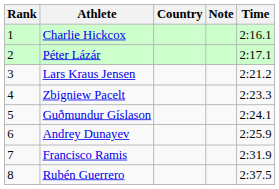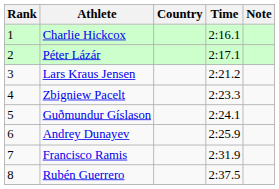columns swapped: (256, 14) <-> (221, 14)
